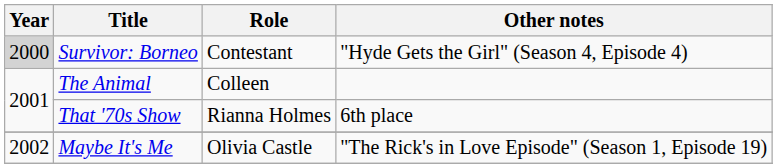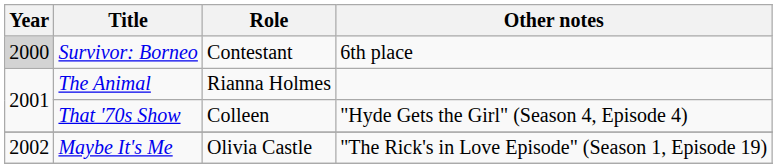(514, 52) "Hyde Gets the Girl" (Season 4, Episode 4) -> (377, 52) 6th place
(238, 83) Colleen -> (269, 83) Rianna Holmes
(269, 115) Rianna Holmes -> (238, 115) Colleen
(377, 115) 6th place -> (514, 115) "Hyde Gets the Girl" (Season 4, Episode 4)
